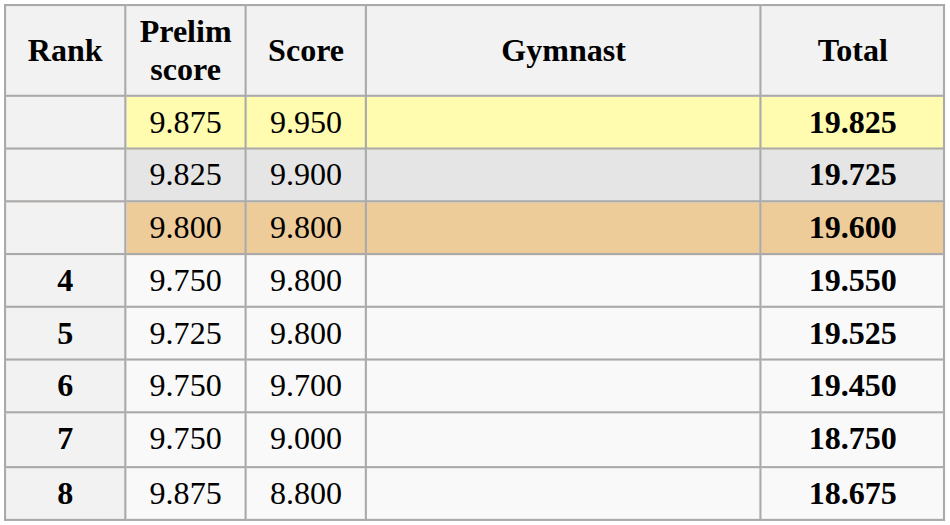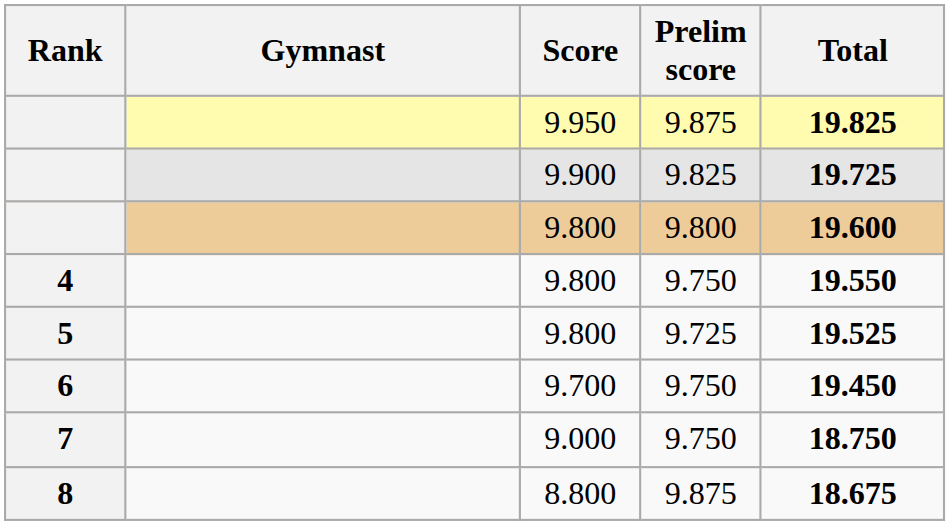columns swapped: (564, 50) <-> (186, 50)
